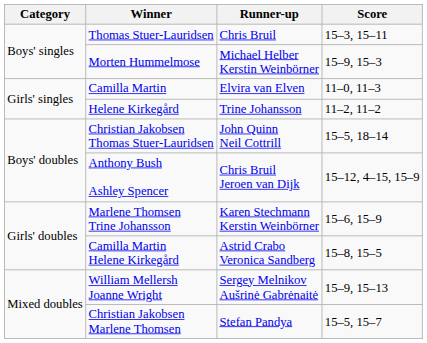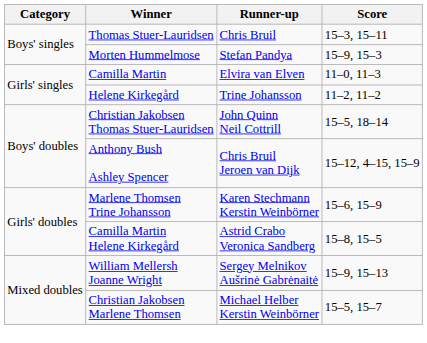(269, 61) Michael Helber Kerstin Weinbörner -> (256, 54) Stefan Pandya
(256, 321) Stefan Pandya -> (269, 307) Michael Helber Kerstin Weinbörner
